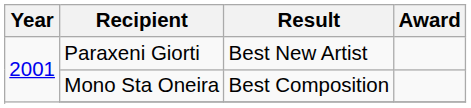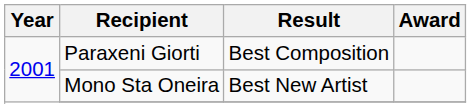(298, 53) Best New Artist -> (309, 53) Best Composition
(309, 85) Best Composition -> (298, 85) Best New Artist
